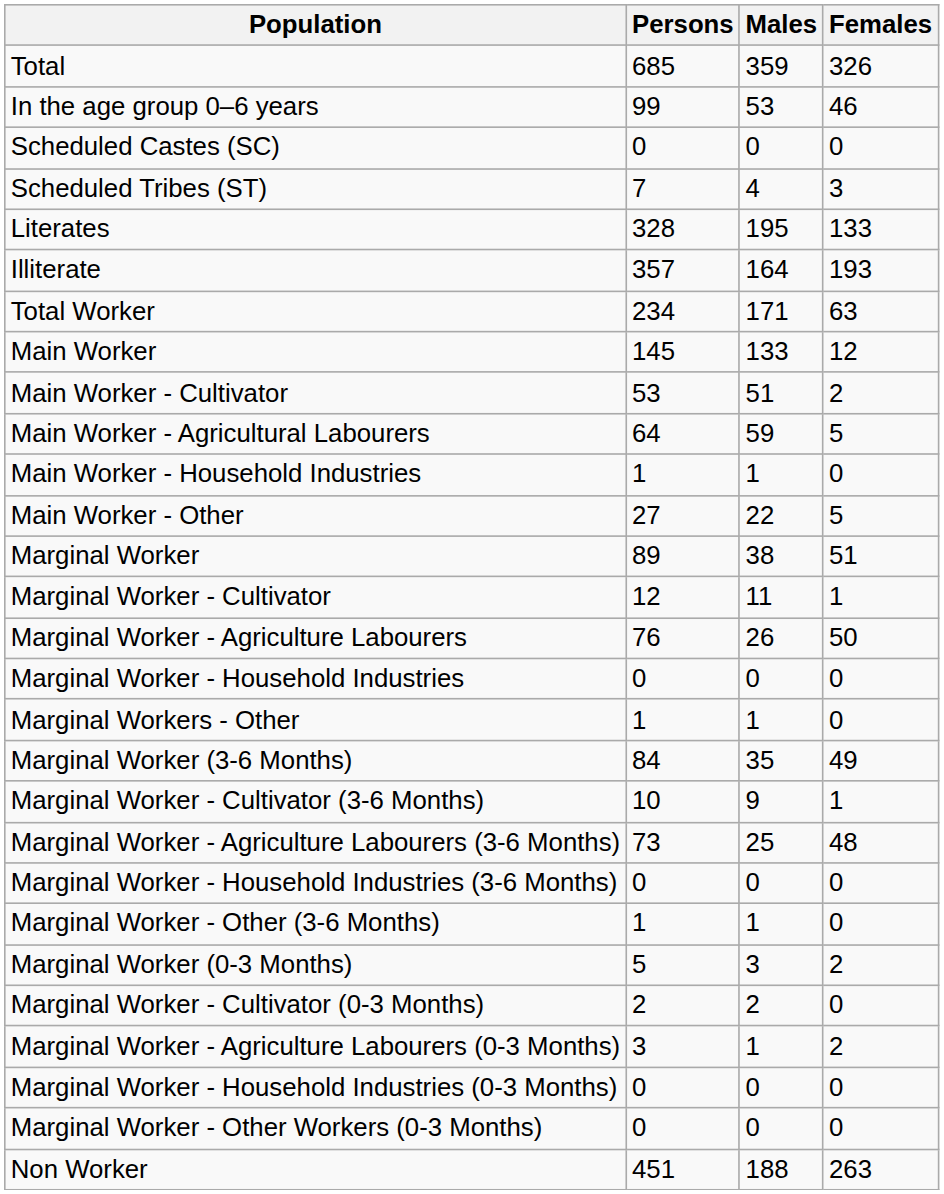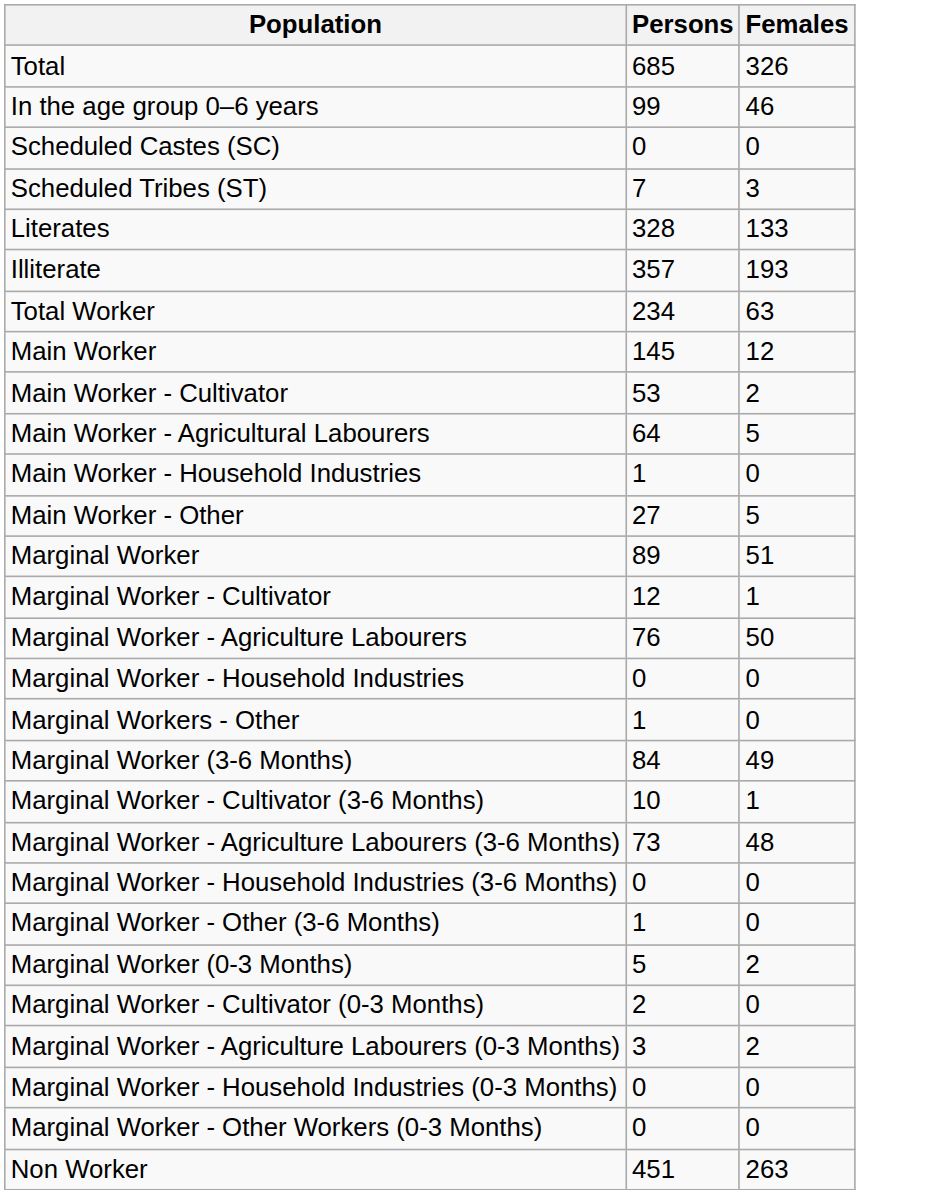- column: (781, 24)
